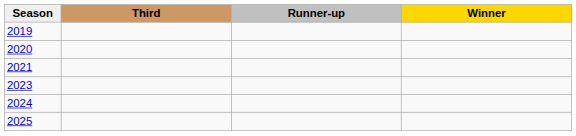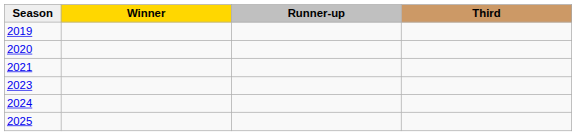columns swapped: (487, 13) <-> (146, 13)
